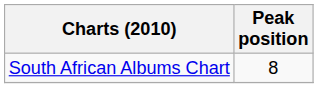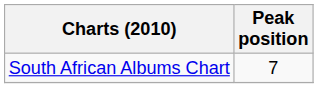(273, 67) 8 -> (273, 67) 7
